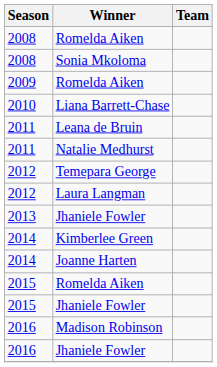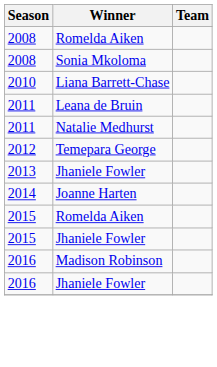- row: (22, 82)
- row: (22, 194)
- row: (22, 238)
